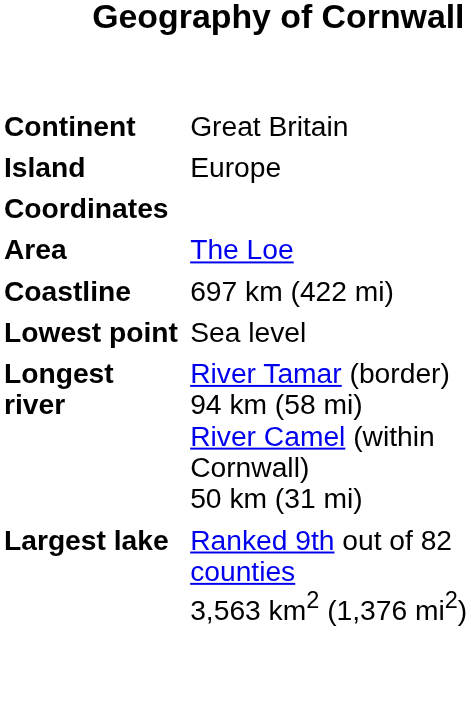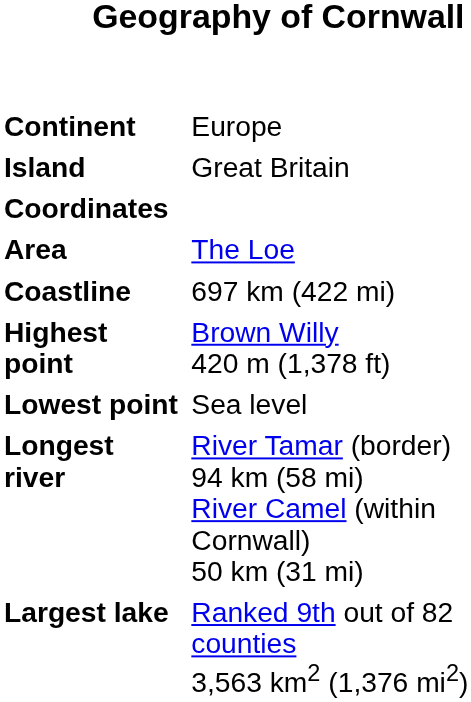(269, 126) Great Britain -> (237, 126) Europe
(236, 167) Europe -> (270, 167) Great Britain
+ row: (56, 347)
